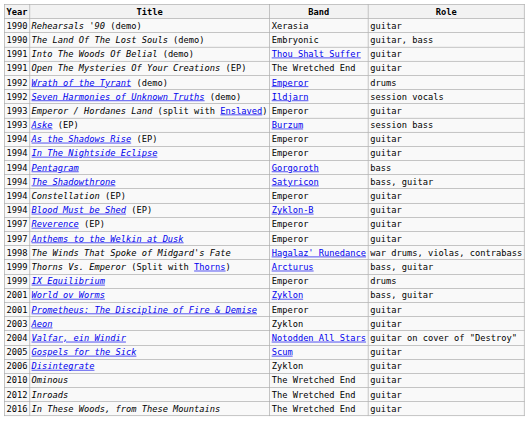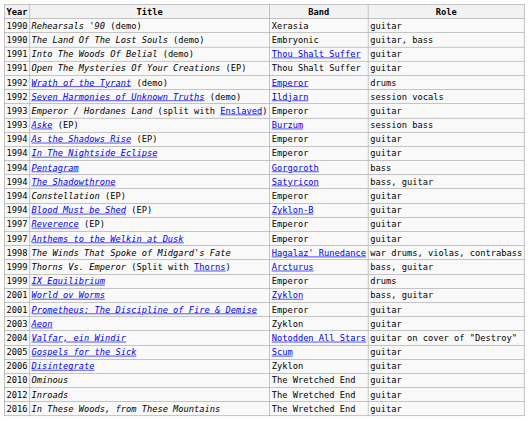(314, 68) The Wretched End -> (316, 68) Thou Shalt Suffer
